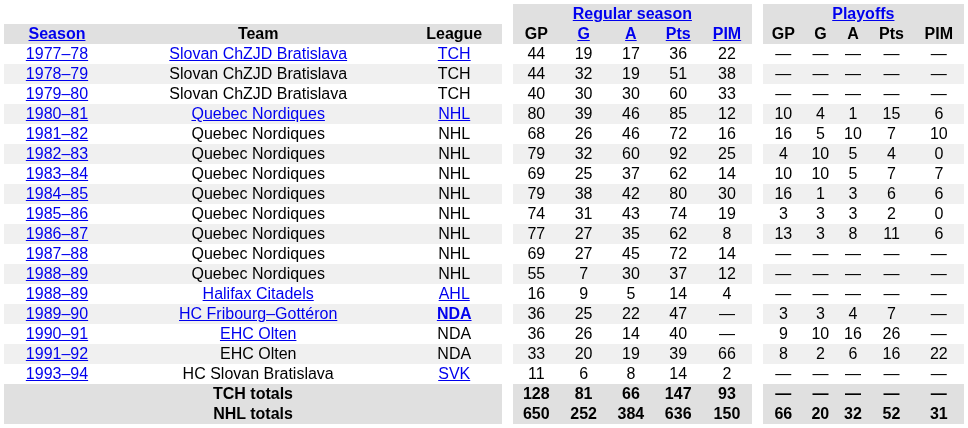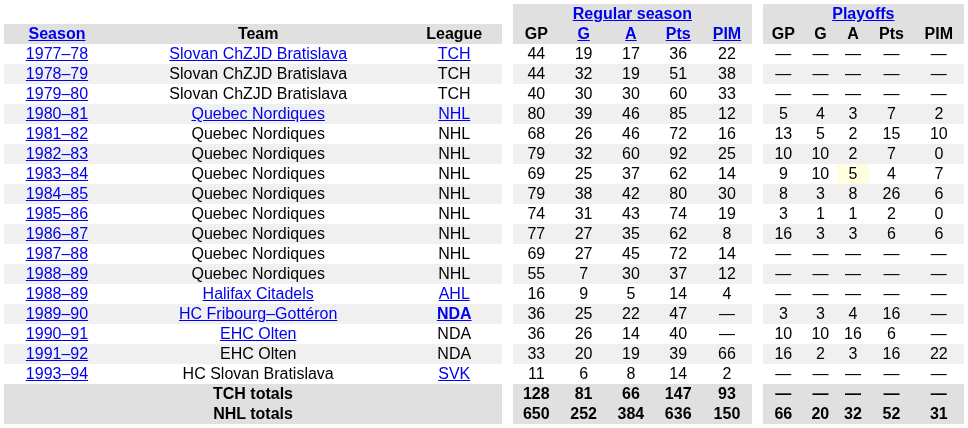(783, 114) 10 -> (783, 114) 5
(853, 114) 1 -> (853, 114) 3
(891, 114) 15 -> (891, 114) 7
(939, 114) 6 -> (939, 114) 2
(783, 134) 16 -> (783, 134) 13
(853, 134) 10 -> (853, 134) 2
(891, 134) 7 -> (891, 134) 15
(783, 154) 4 -> (783, 154) 10
(853, 154) 5 -> (853, 154) 2
(891, 154) 4 -> (891, 154) 7
(783, 174) 10 -> (783, 174) 9
(853, 174) no background -> (853, 174) lightyellow background
(891, 174) 7 -> (891, 174) 4
(783, 194) 16 -> (783, 194) 8
(820, 194) 1 -> (820, 194) 3
(853, 194) 3 -> (853, 194) 8
(891, 194) 6 -> (891, 194) 26
(820, 214) 3 -> (820, 214) 1
(853, 214) 3 -> (853, 214) 1
(783, 234) 13 -> (783, 234) 16
(853, 234) 8 -> (853, 234) 3
(891, 234) 11 -> (891, 234) 6
(891, 314) 7 -> (891, 314) 16
(783, 334) 9 -> (783, 334) 10
(891, 334) 26 -> (891, 334) 6
(783, 354) 8 -> (783, 354) 16
(853, 354) 6 -> (853, 354) 3
